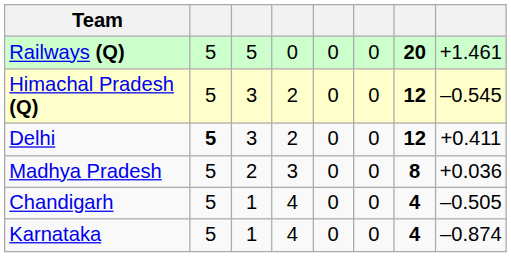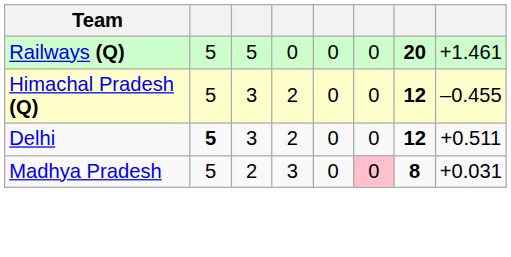(471, 95) –0.545 -> (471, 95) –0.455
(471, 139) +0.411 -> (471, 139) +0.511
(374, 171) no background -> (374, 171) pink background
(471, 171) +0.036 -> (471, 171) +0.031
- row: (61, 203)
- row: (55, 235)
